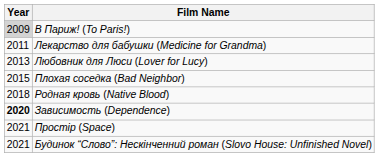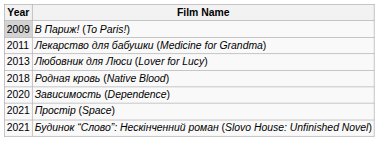- row: (110, 78)
(18, 111) bold -> (18, 95) normal
